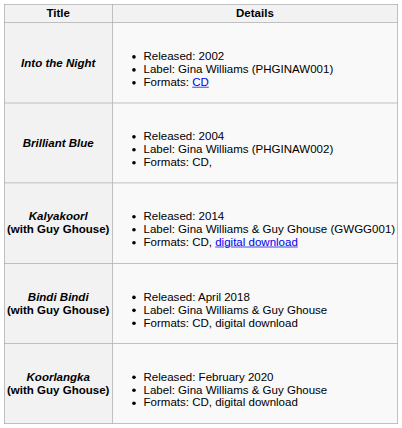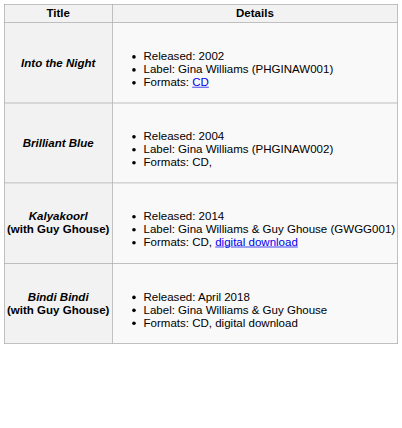- row: (58, 383)
